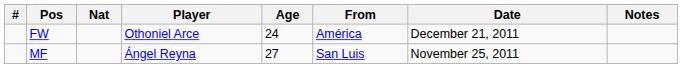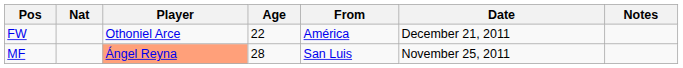- column: (15, 14)
(272, 34) 24 -> (258, 34) 22
(160, 54) no background -> (141, 54) lightsalmon background
(272, 54) 27 -> (258, 54) 28
